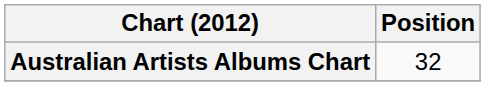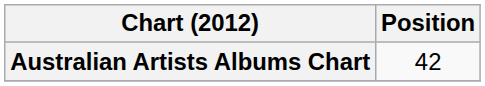(428, 61) 32 -> (428, 61) 42
